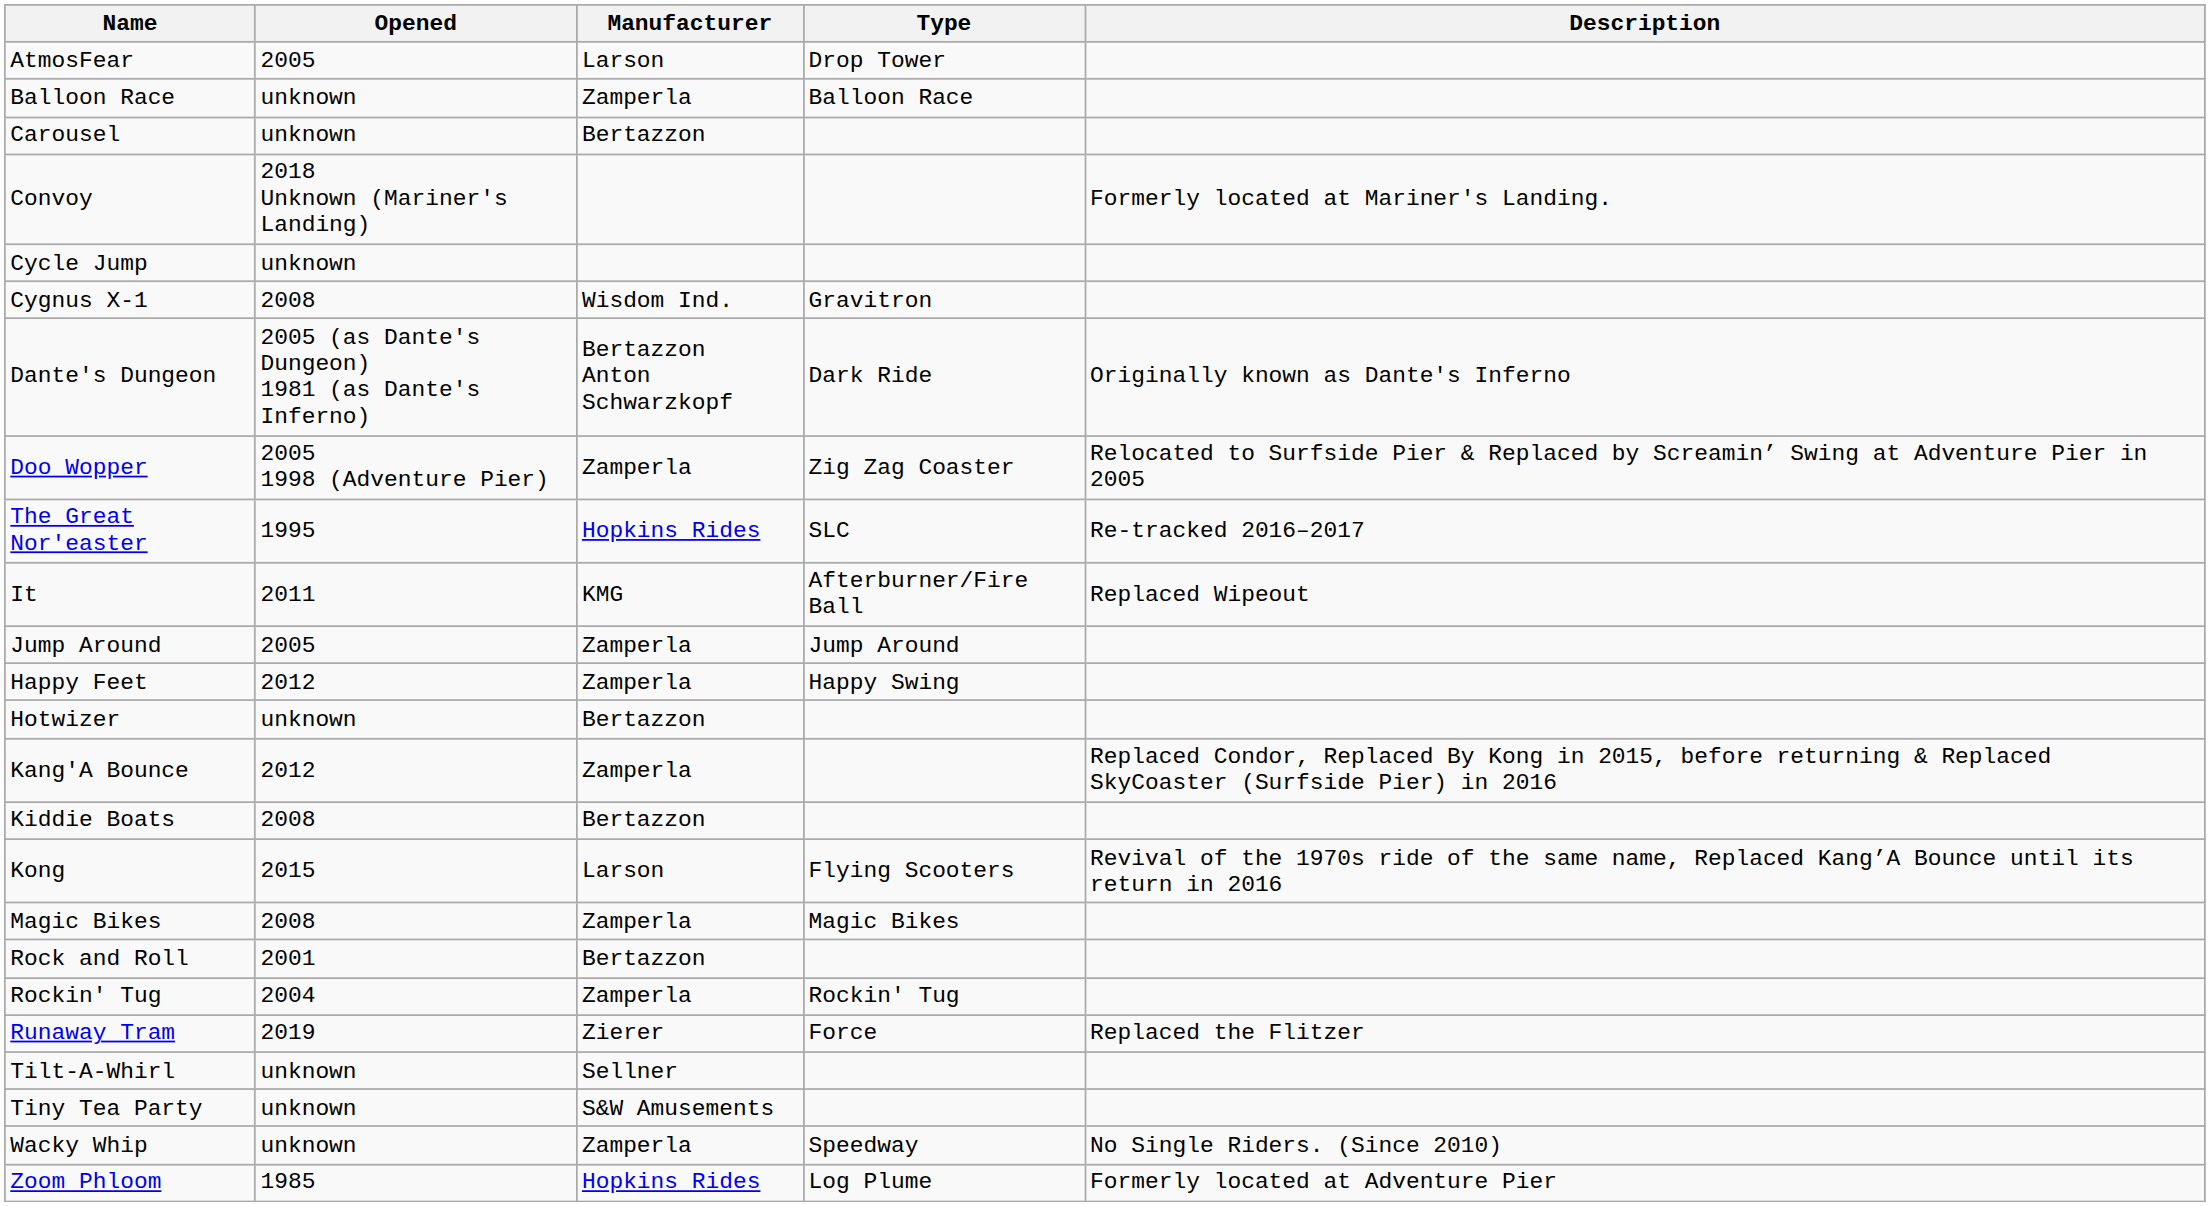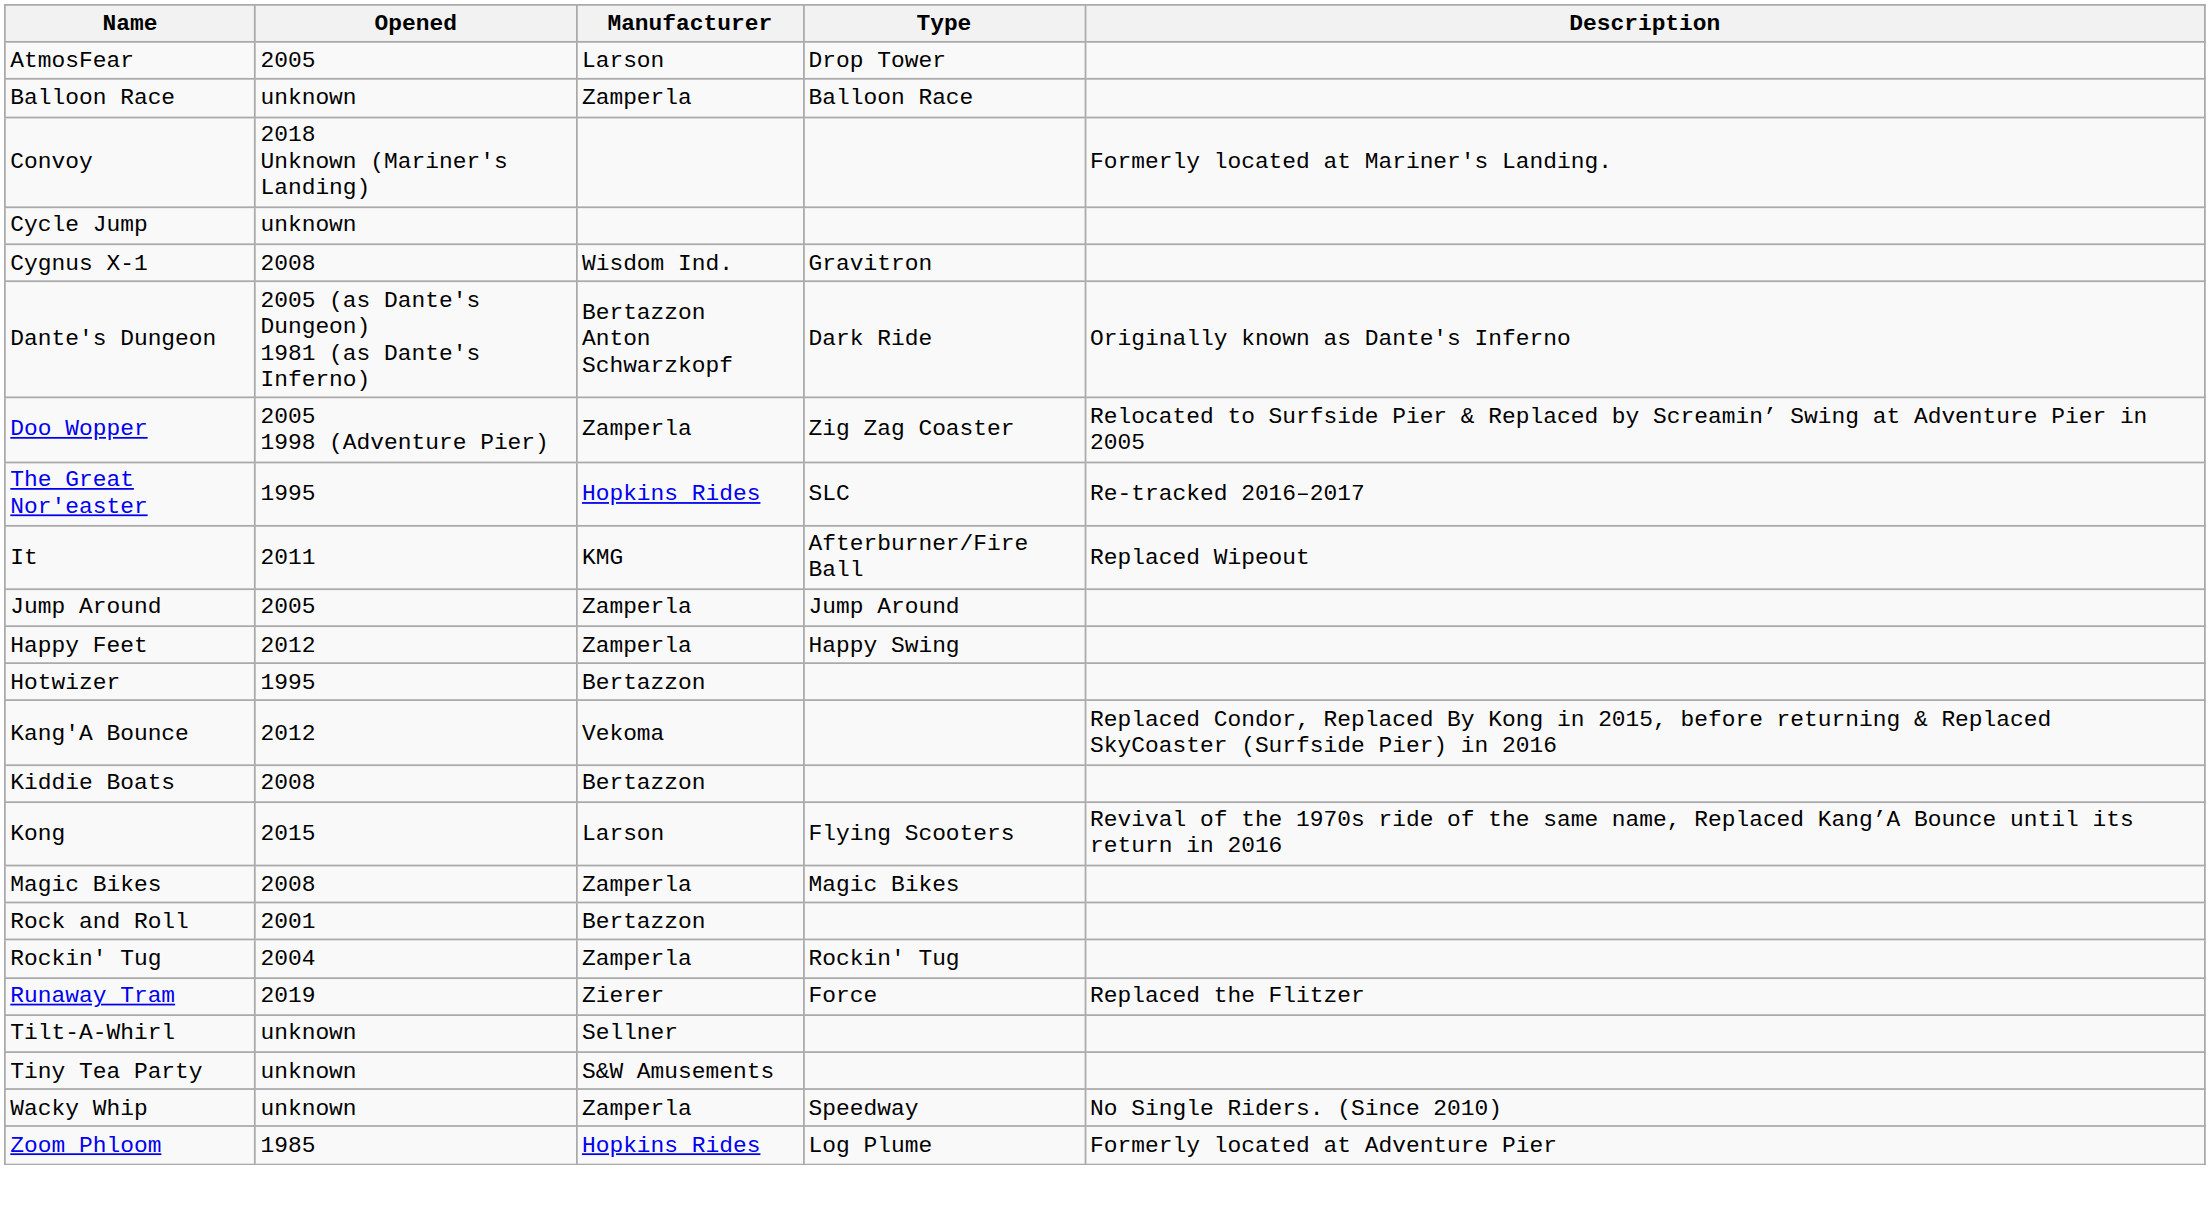- row: (65, 135)
(309, 719) unknown -> (288, 682) 1995
(637, 770) Zamperla -> (623, 733) Vekoma
